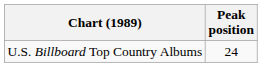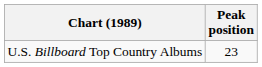(231, 51) 24 -> (231, 51) 23
